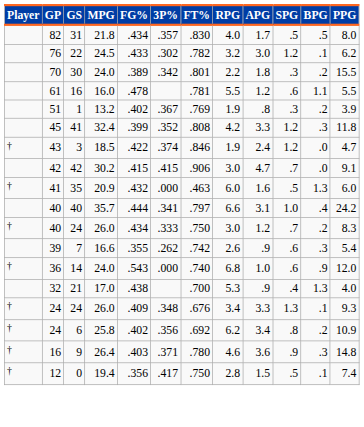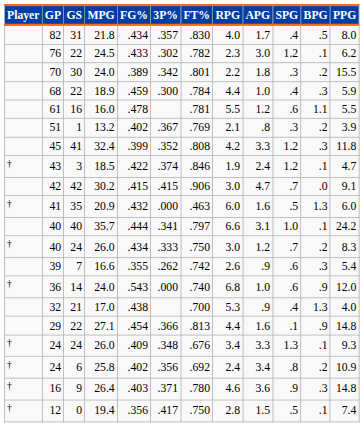(294, 35) .5 -> (294, 35) .4
(233, 53) 3.2 -> (233, 53) 2.3
+ row: (55, 90)
(233, 109) 1.9 -> (233, 127) 2.1
(323, 147) .0 -> (323, 166) .1
(323, 208) .4 -> (323, 226) .1
+ row: (55, 325)
(233, 330) 6.2 -> (233, 367) 2.4
